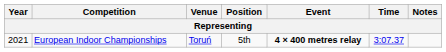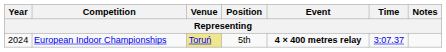(18, 41) 2021 -> (18, 41) 2024
(200, 41) no background -> (200, 41) khaki background
